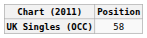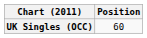(119, 26) 58 -> (119, 26) 60
